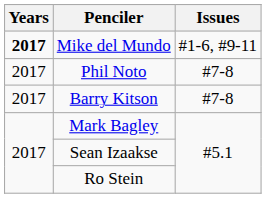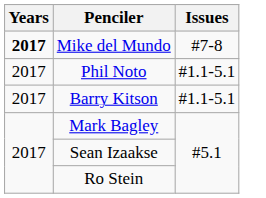(218, 44) #1-6, #9-11 -> (207, 44) #7-8
(218, 71) #7-8 -> (207, 71) #1.1-5.1
(218, 98) #7-8 -> (207, 98) #1.1-5.1
